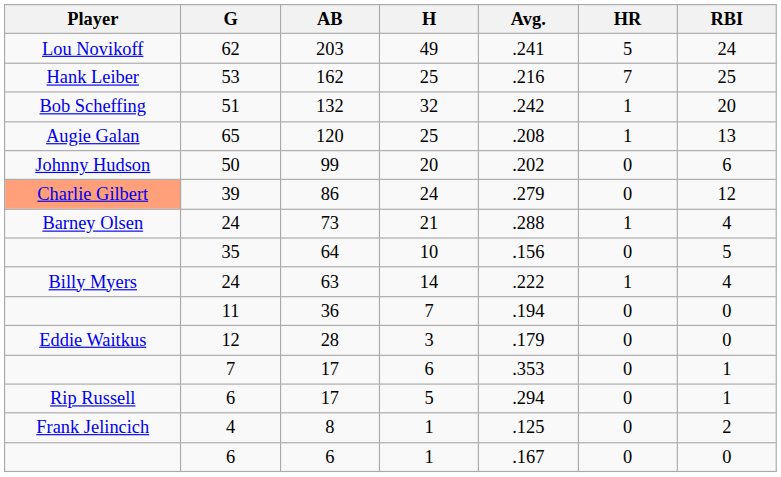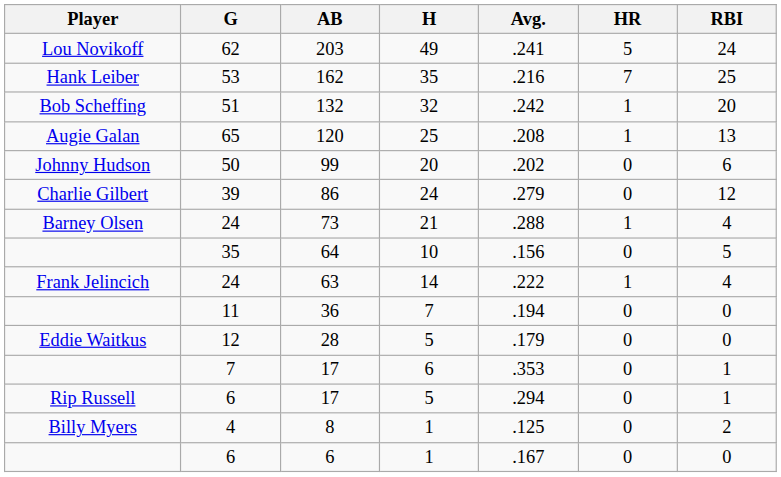(429, 77) 25 -> (429, 77) 35
(93, 194) lightsalmon background -> (93, 194) no background
(93, 281) Billy Myers -> (93, 281) Frank Jelincich
(429, 340) 3 -> (429, 340) 5
(93, 427) Frank Jelincich -> (93, 427) Billy Myers
